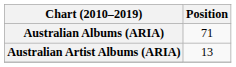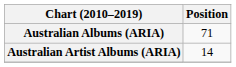(207, 52) 13 -> (207, 52) 14
